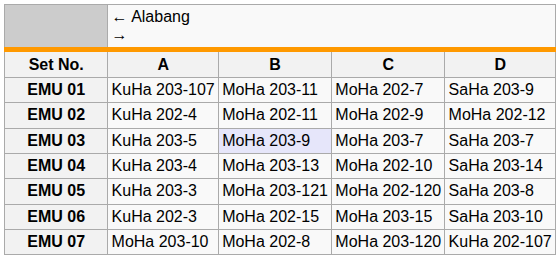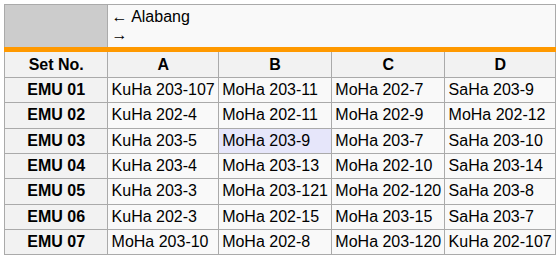(491, 140) SaHa 203-7 -> (496, 140) SaHa 203-10
(496, 216) SaHa 203-10 -> (491, 216) SaHa 203-7
